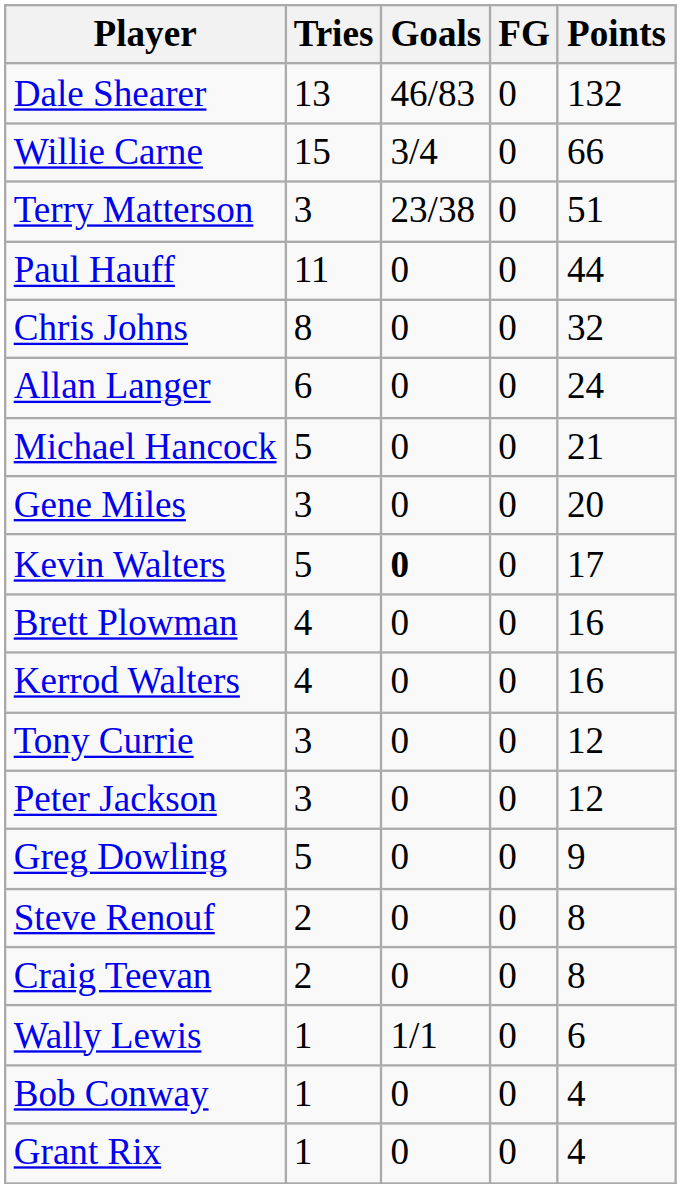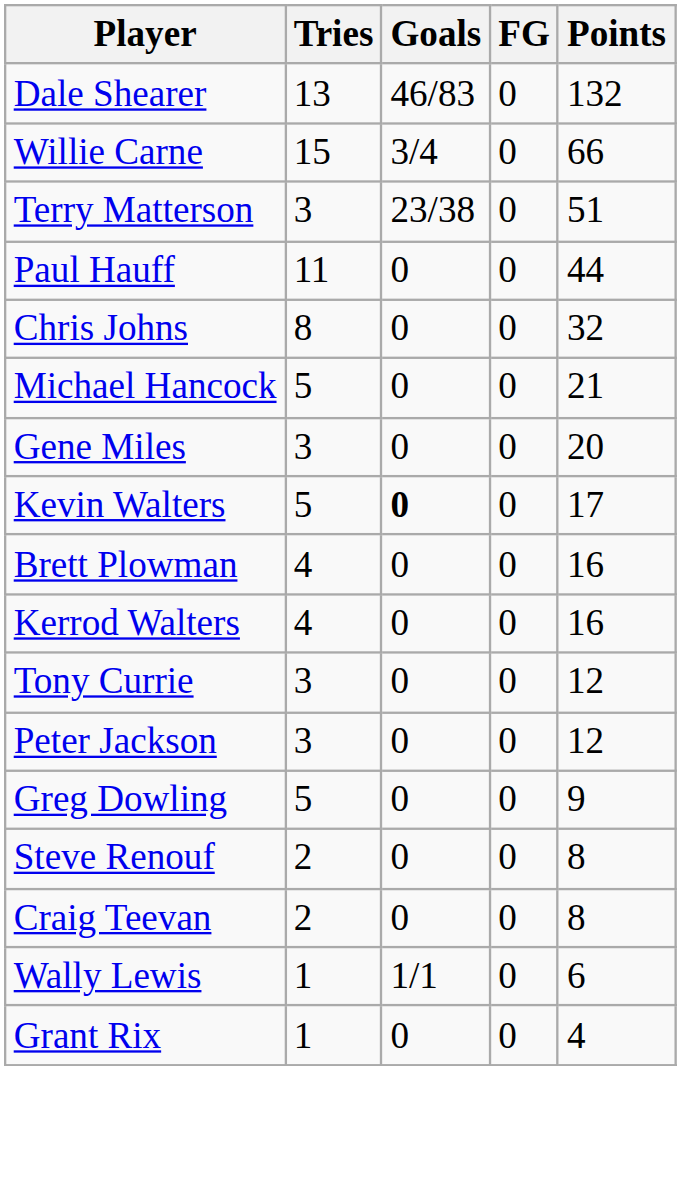- row: (112, 387)
- row: (111, 1093)
